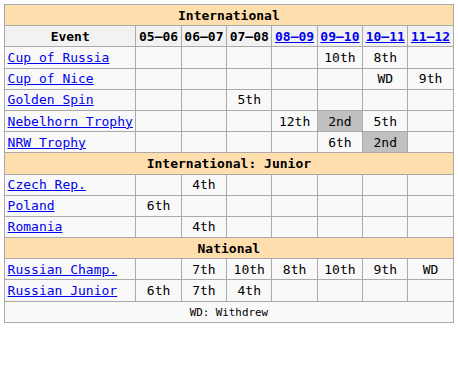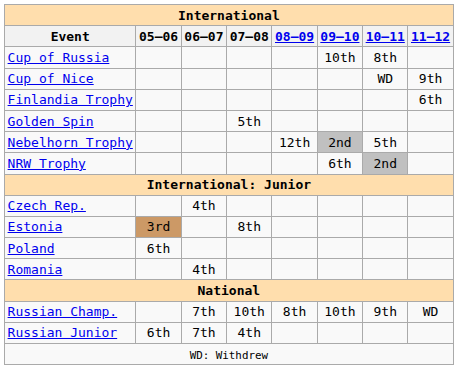+ row: (70, 100)
+ row: (35, 227)
